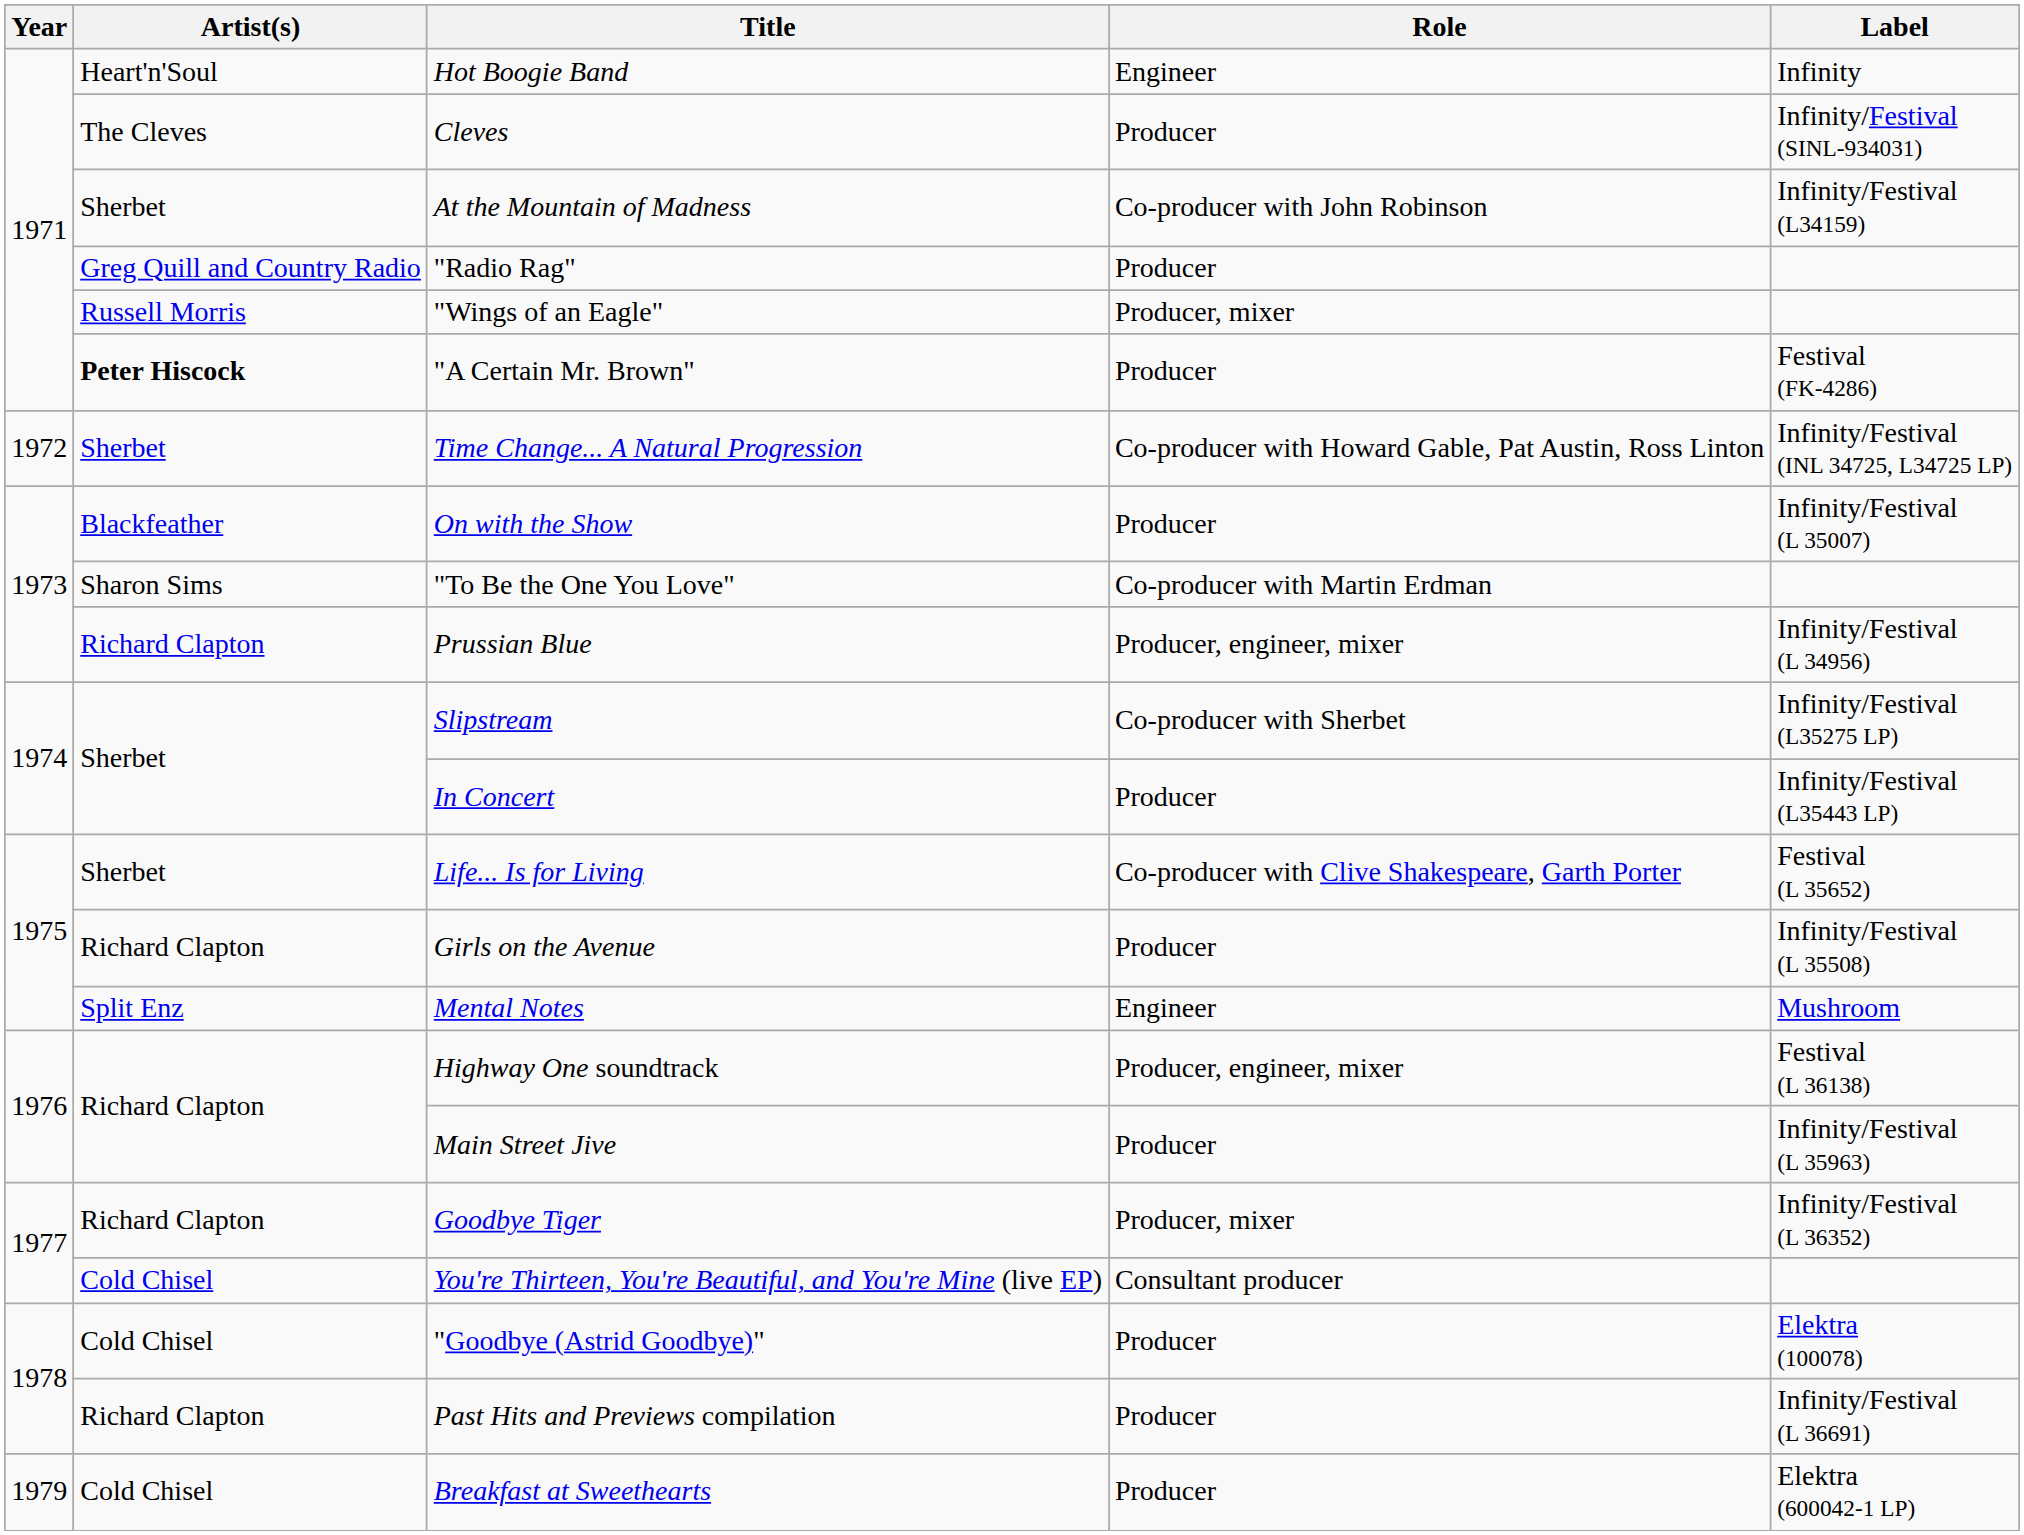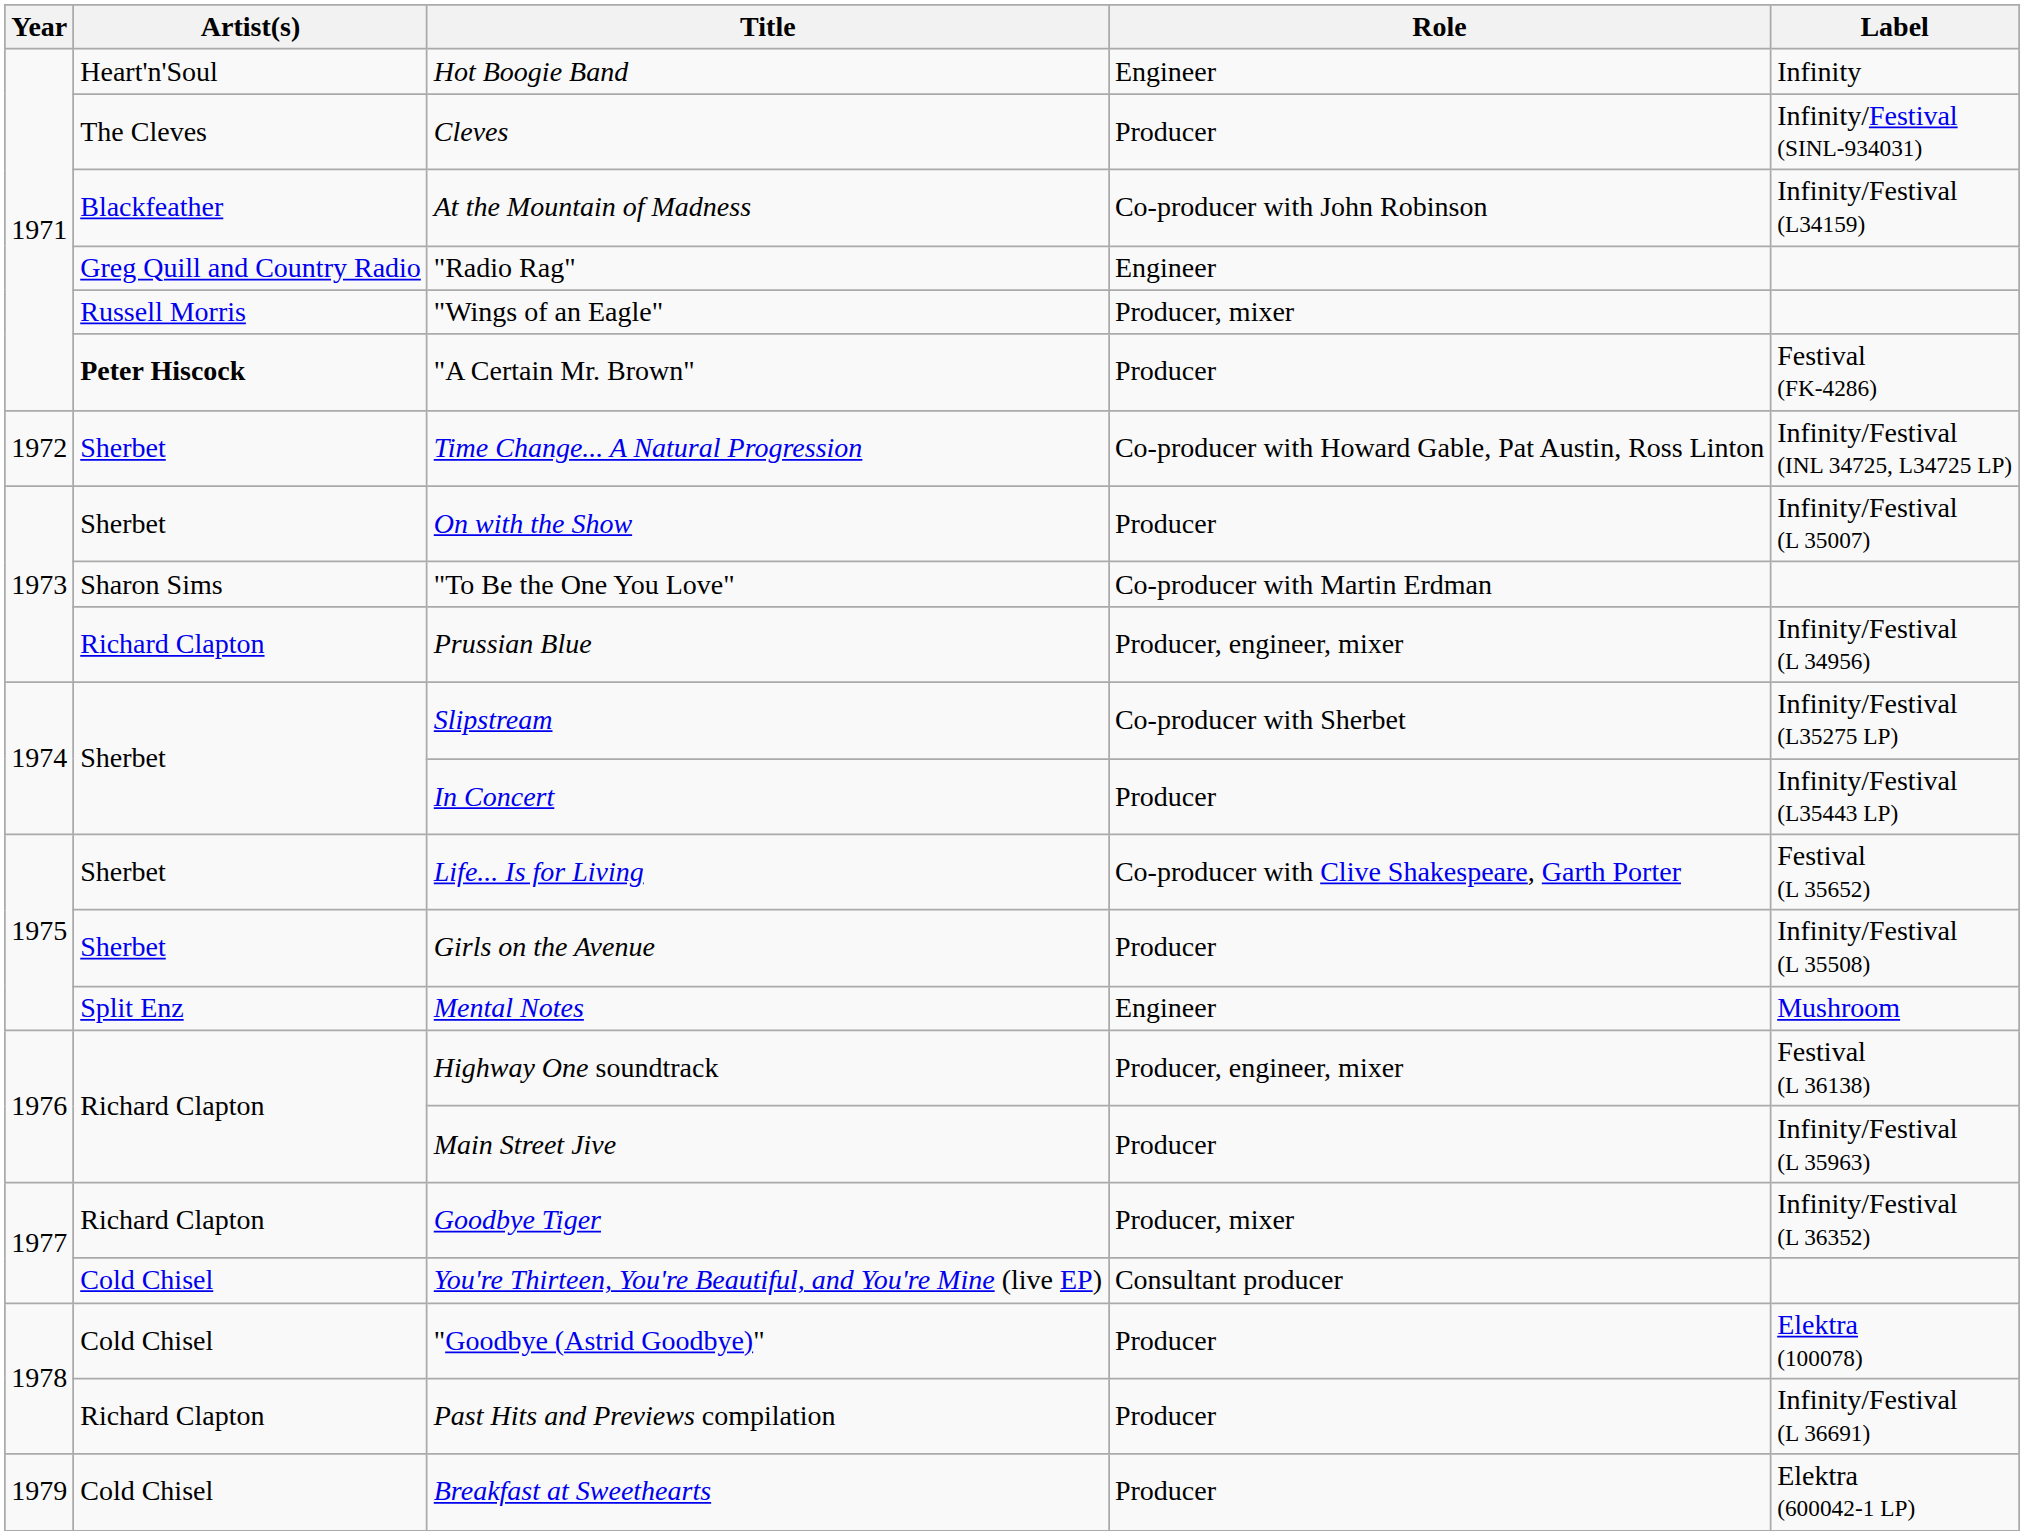(123, 207) Sherbet -> (152, 207) Blackfeather
(1165, 267) Producer -> (1165, 267) Engineer
(152, 523) Blackfeather -> (123, 523) Sherbet
(172, 947) Richard Clapton -> (123, 947) Sherbet
